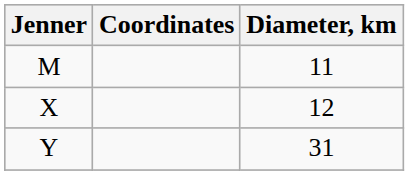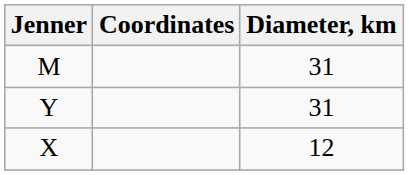(321, 66) 11 -> (321, 66) 31
rows swapped: (49, 107) <-> (49, 148)
